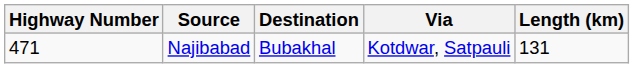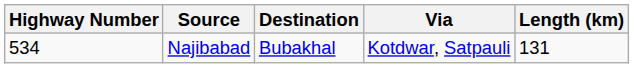(24, 48) 471 -> (24, 48) 534
